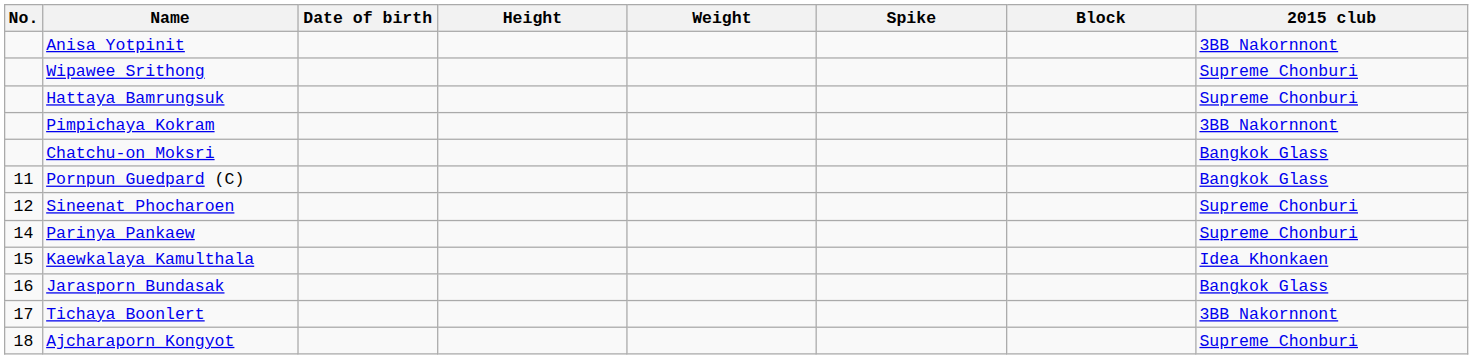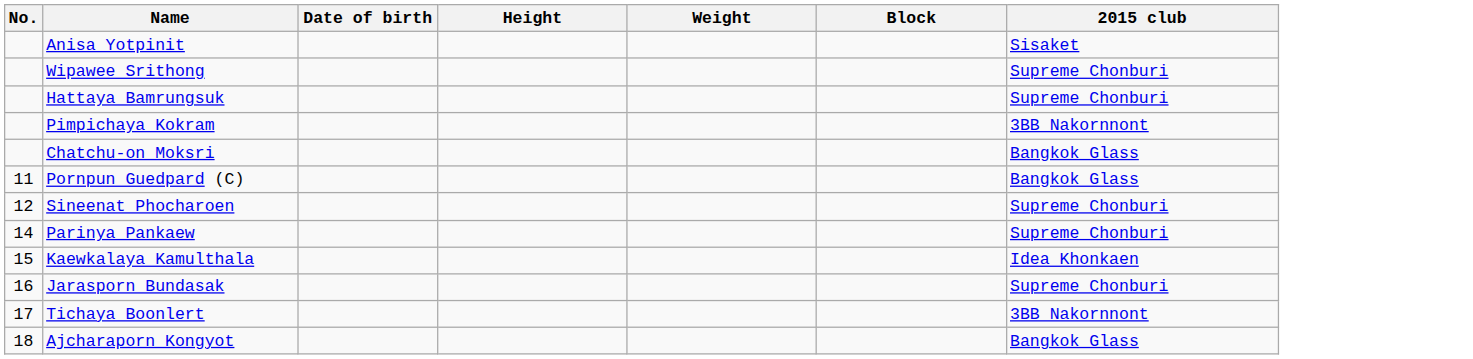- column: (911, 18)
(1269, 45) 3BB Nakornnont -> (1045, 45) Sisaket
(1264, 287) Bangkok Glass -> (1089, 287) Supreme Chonburi
(1279, 341) Supreme Chonburi -> (1074, 341) Bangkok Glass
